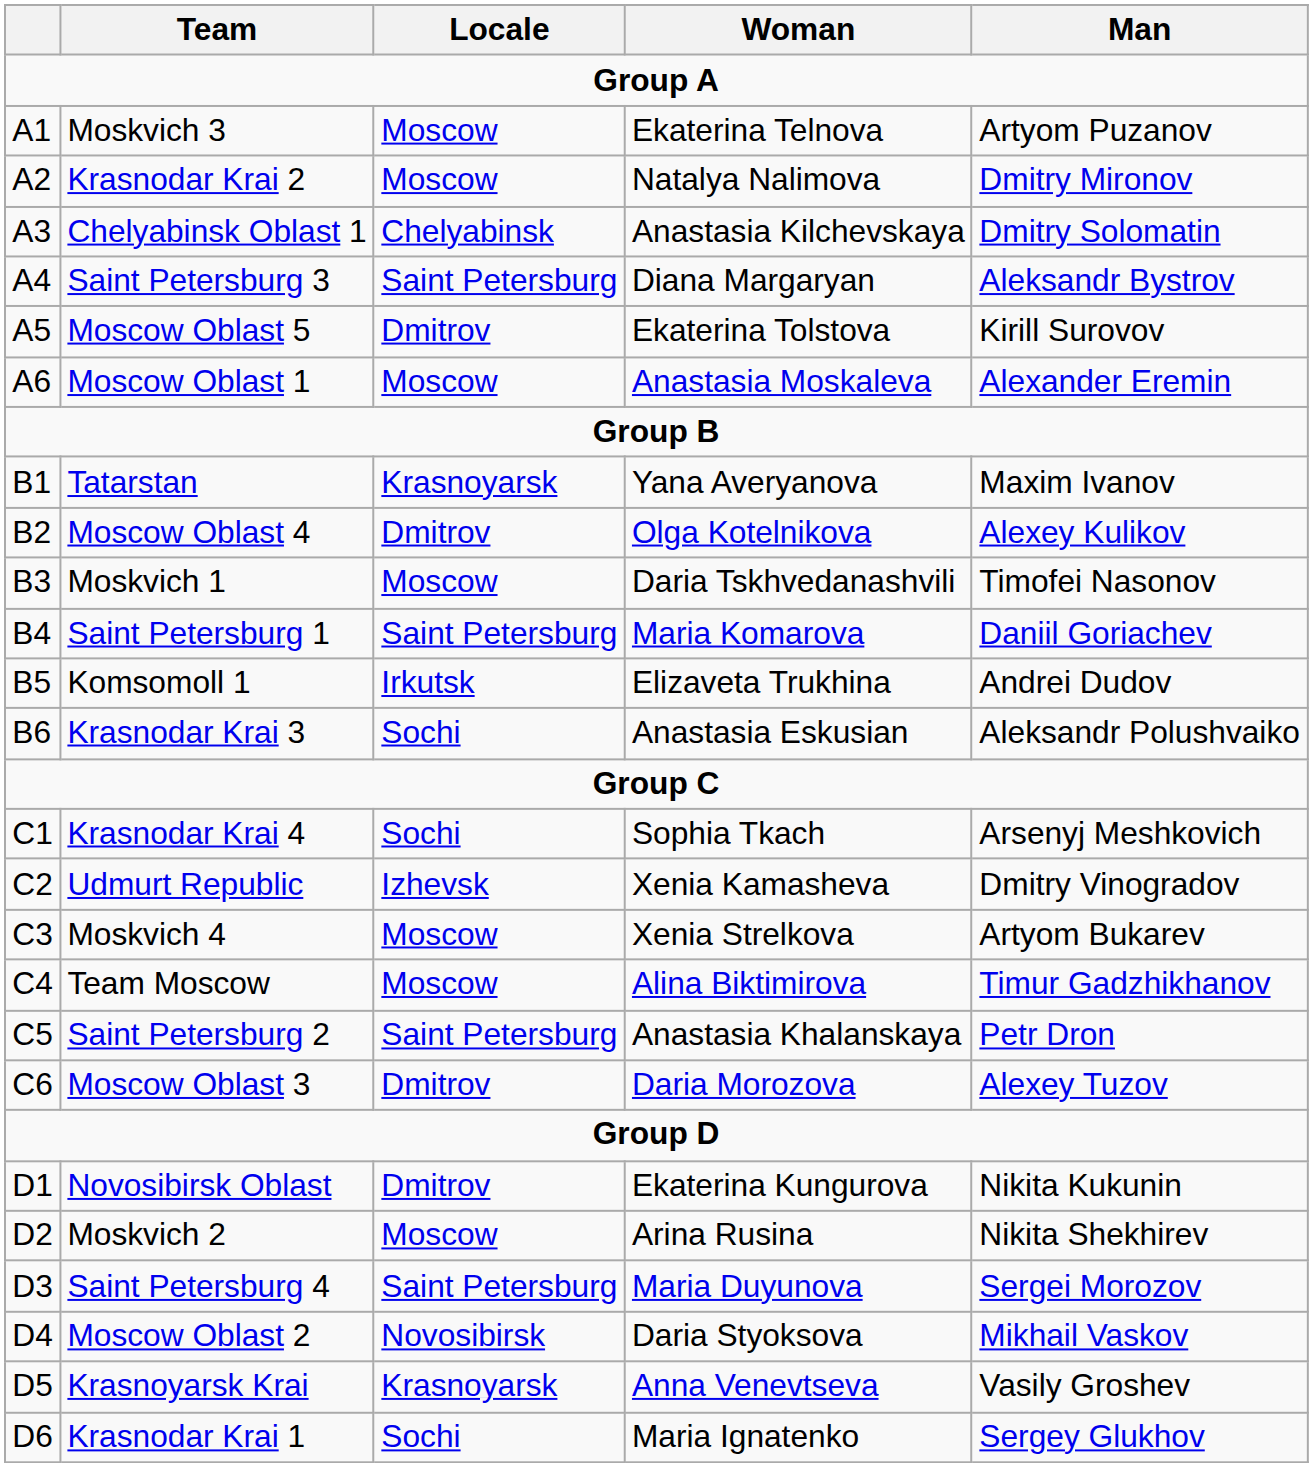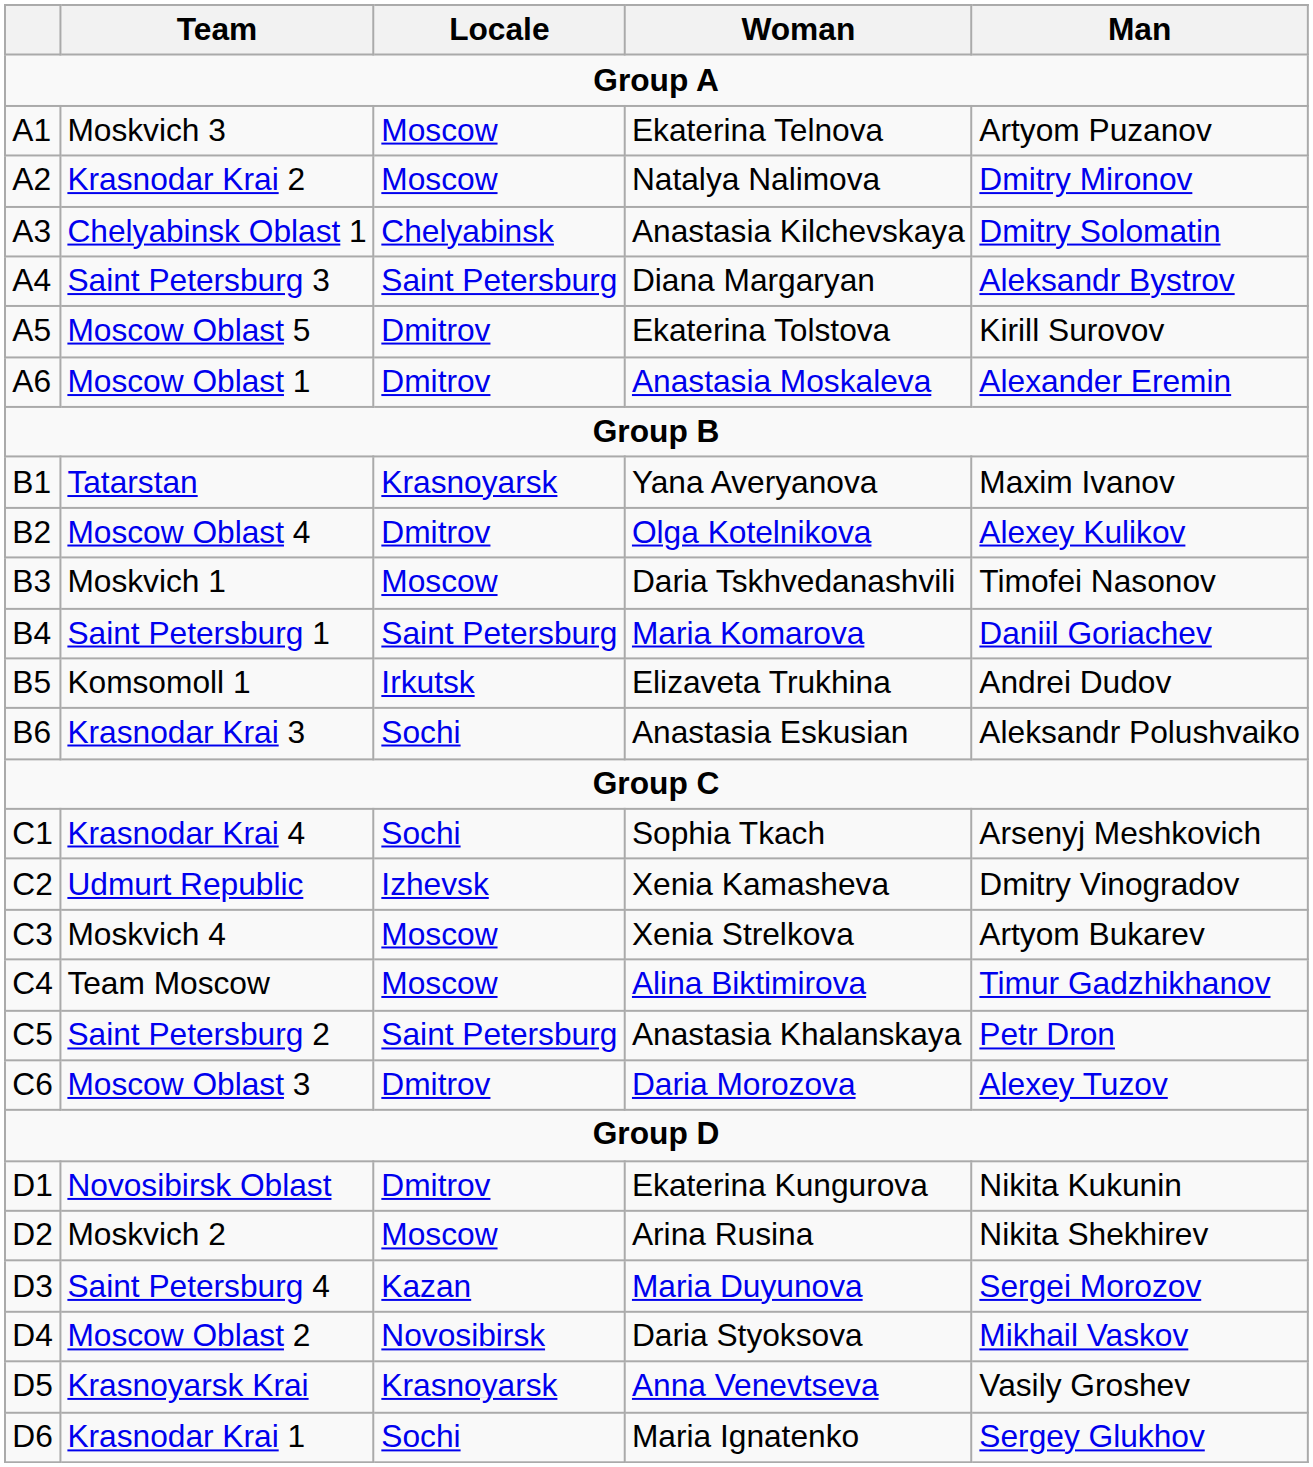(439, 381) Moscow -> (436, 381) Dmitrov
(499, 1285) Saint Petersburg -> (426, 1285) Kazan
